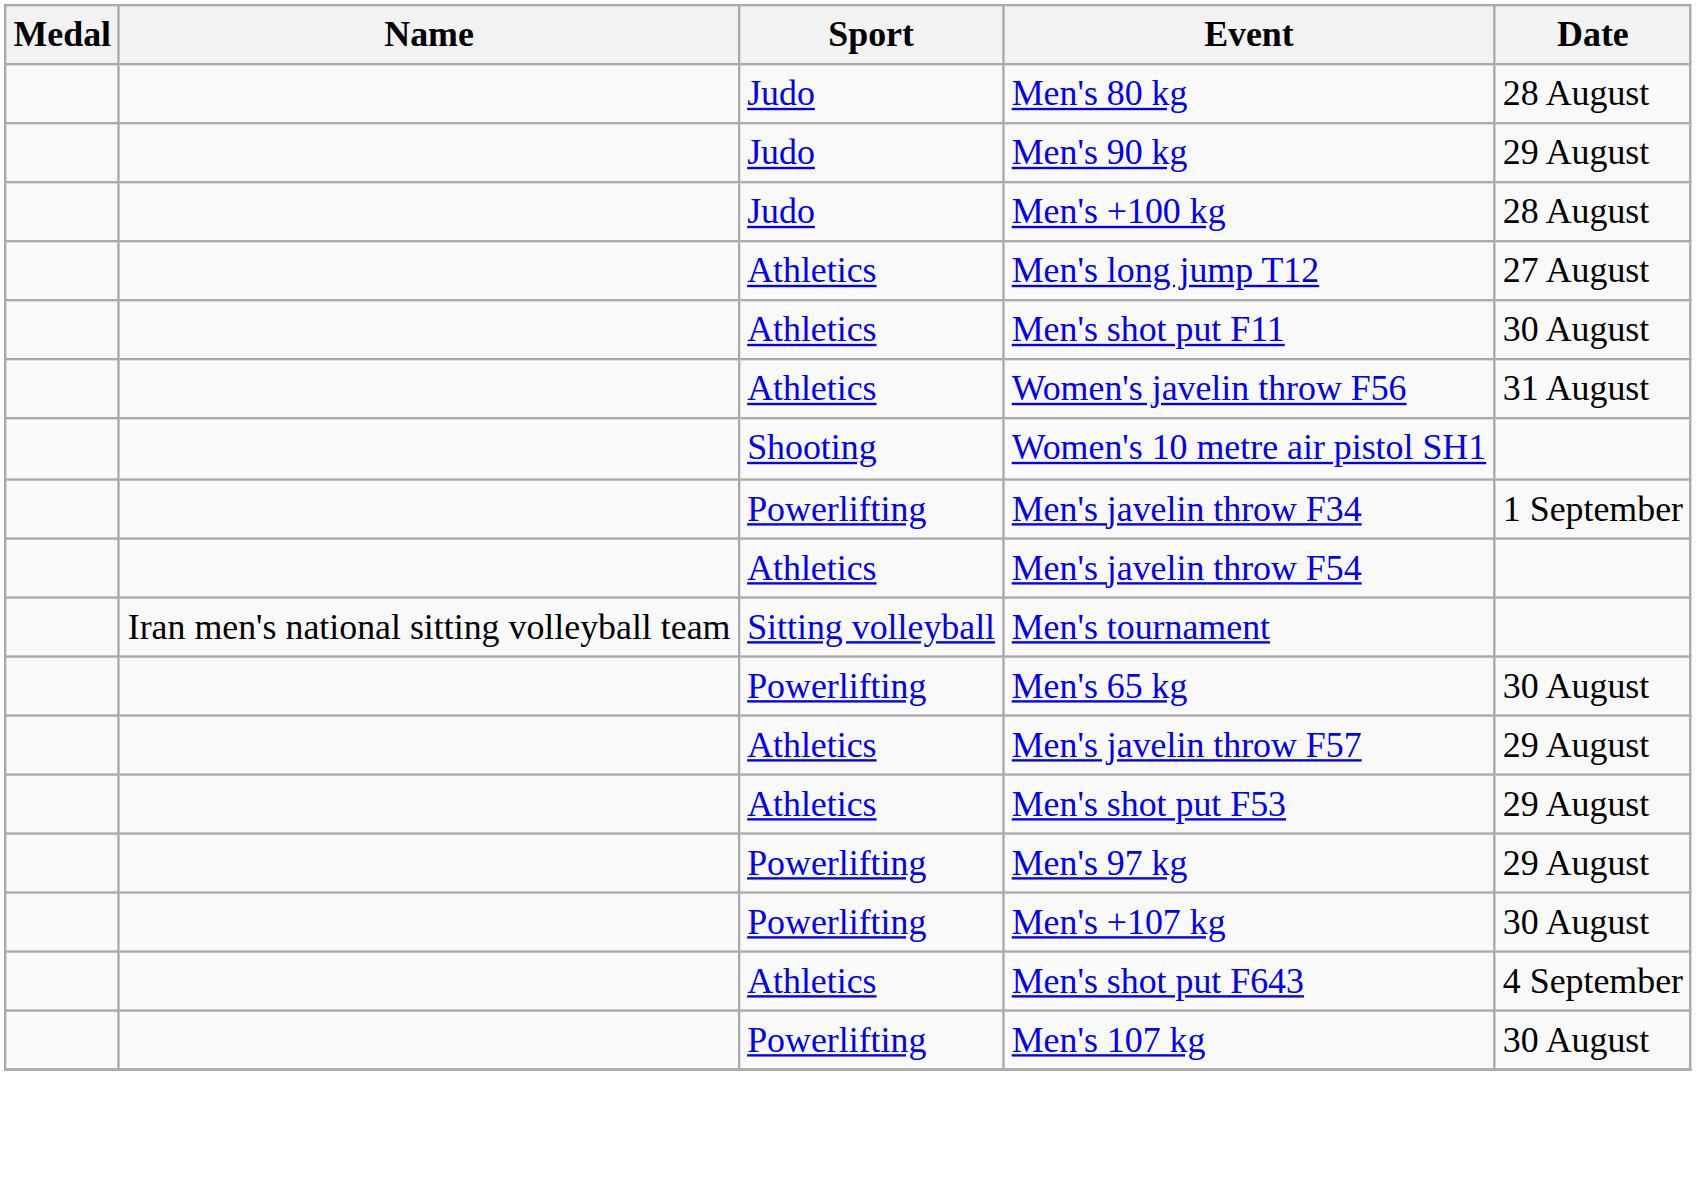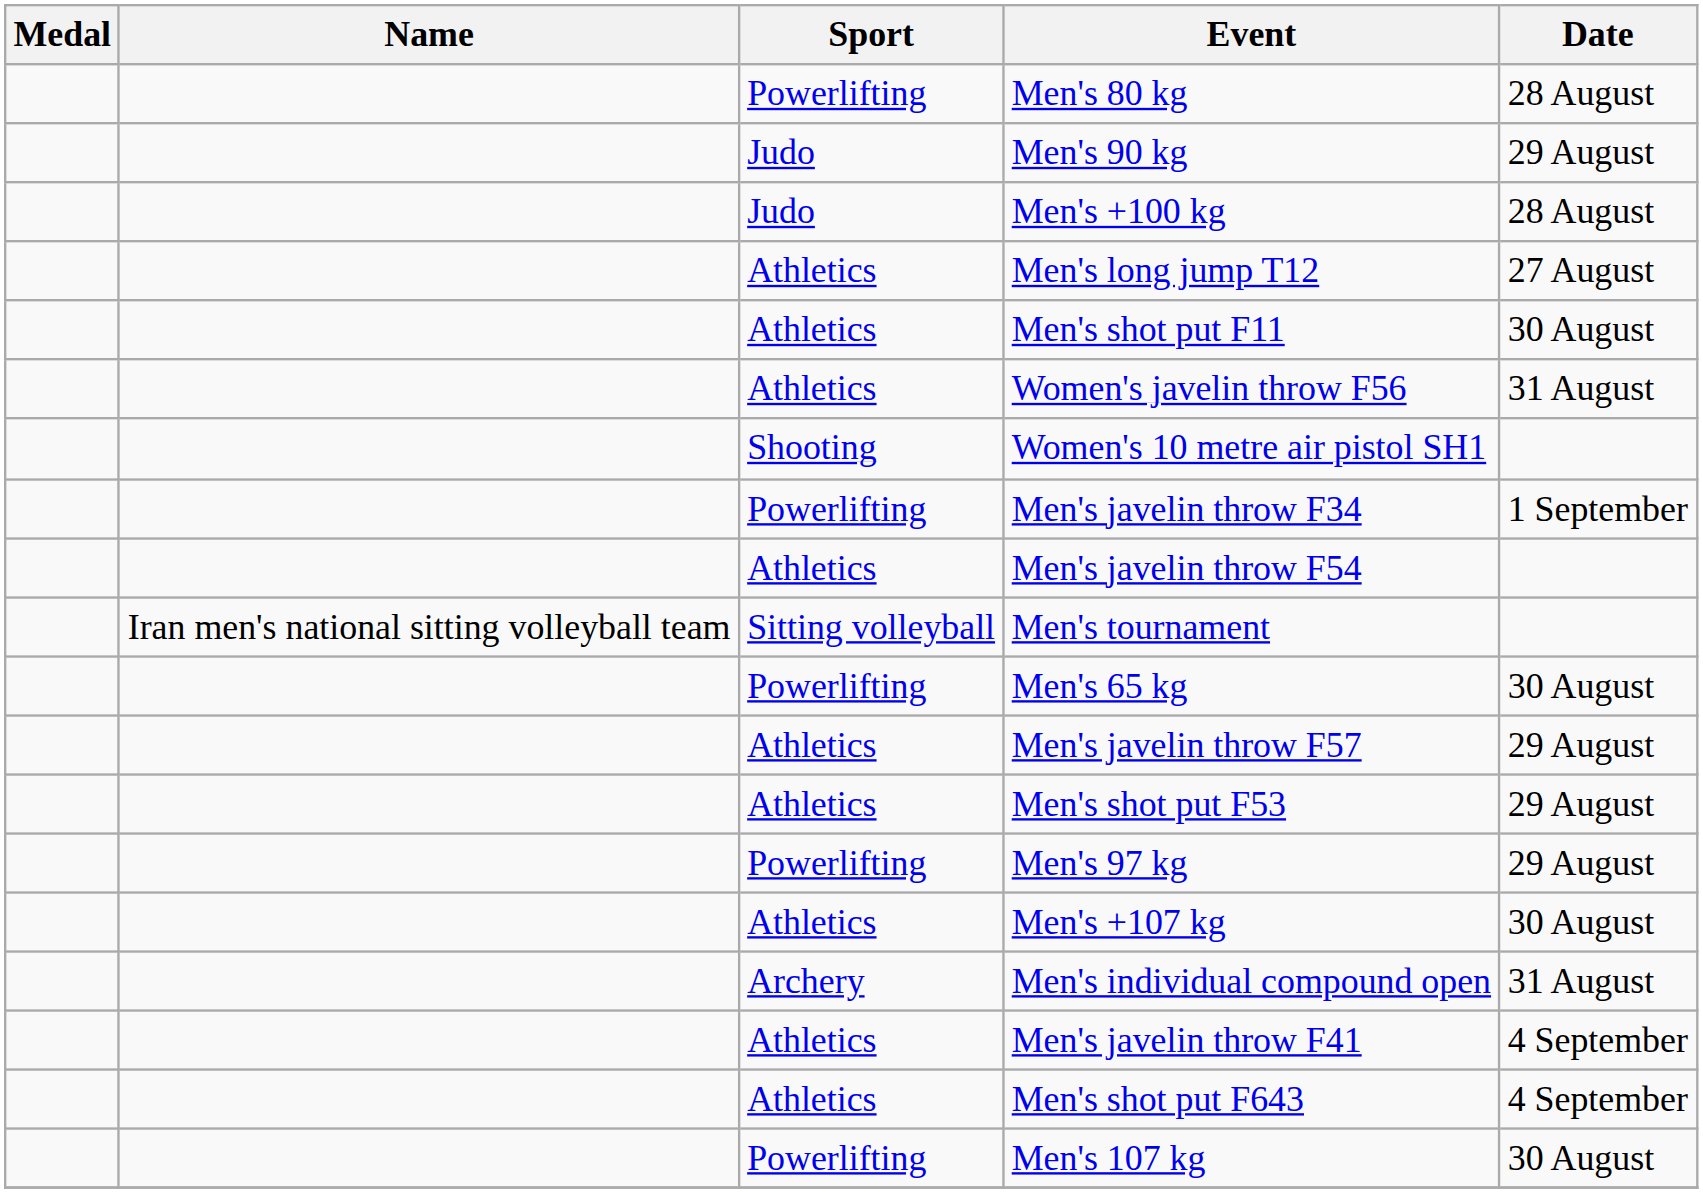(781, 93) Judo -> (837, 93) Powerlifting
(837, 921) Powerlifting -> (812, 921) Athletics
+ row: (1251, 980)
+ row: (1187, 1039)
